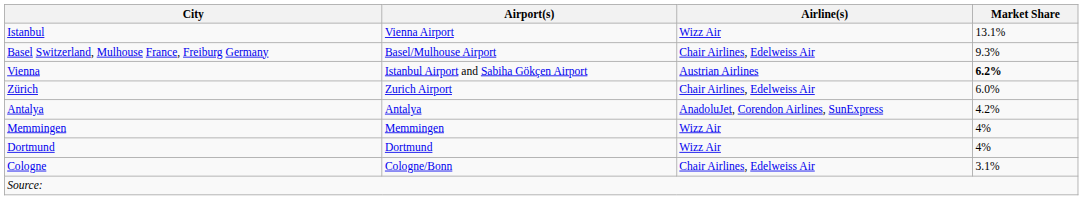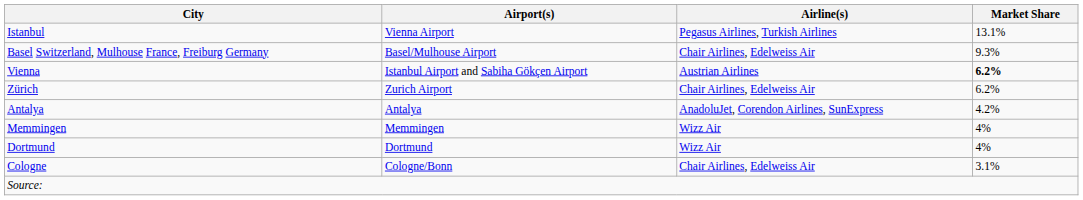(700, 32) Wizz Air -> (758, 32) Pegasus Airlines, Turkish Airlines
(988, 89) 6.0% -> (988, 89) 6.2%
